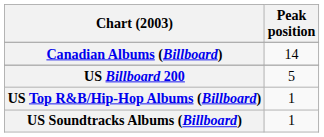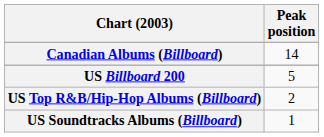(292, 98) 1 -> (292, 98) 2
